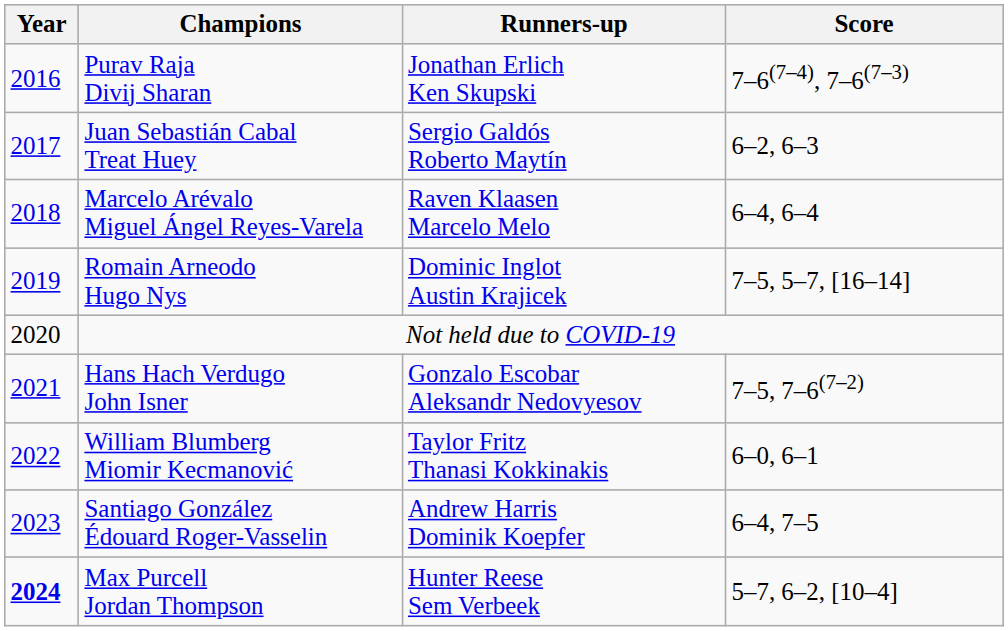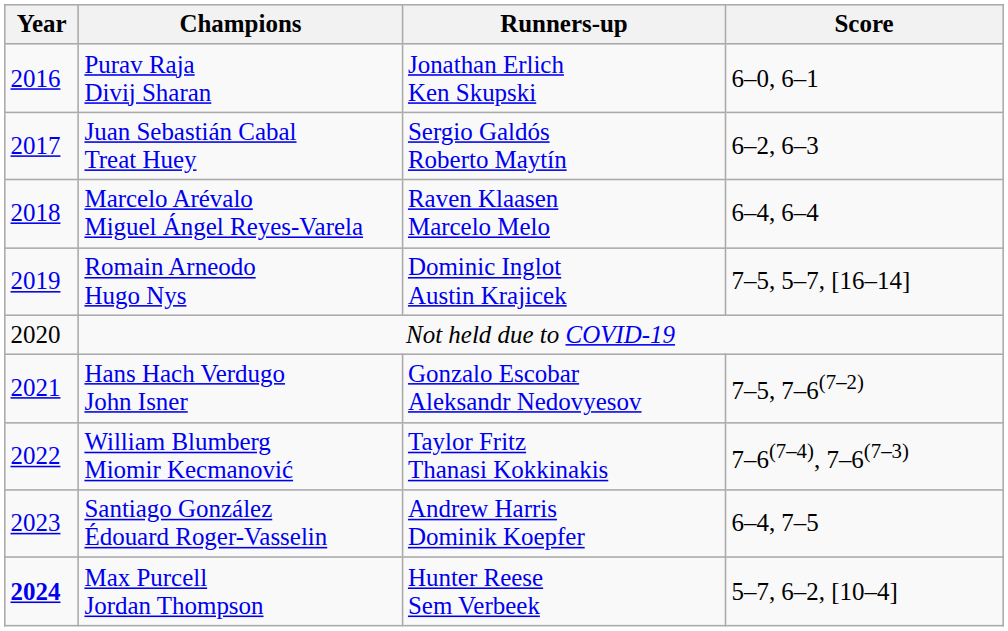(820, 77) 7–6(7–4), 7–6(7–3) -> (775, 77) 6–0, 6–1
(775, 455) 6–0, 6–1 -> (820, 455) 7–6(7–4), 7–6(7–3)
